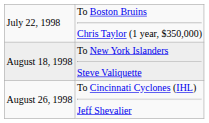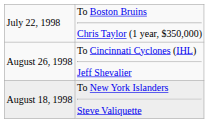rows swapped: (40, 61) <-> (40, 99)
